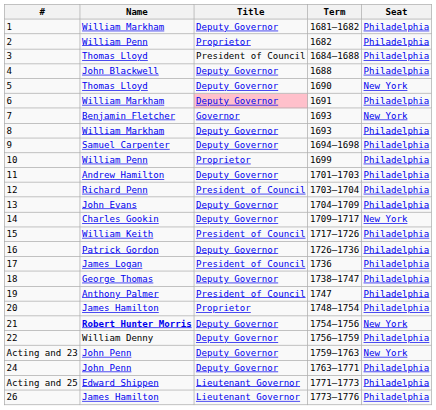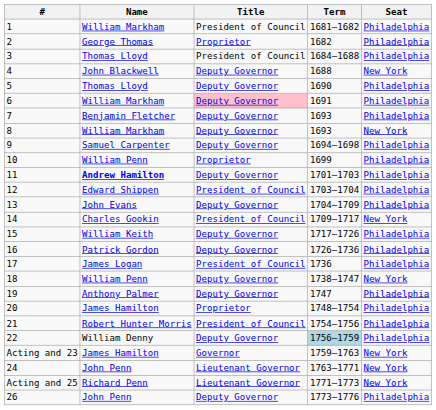(237, 27) Deputy Governor -> (251, 27) President of Council
(115, 41) William Penn -> (118, 41) George Thomas
(396, 71) Philadelphia -> (385, 71) New York
(385, 86) New York -> (396, 86) Philadelphia
(218, 116) Governor -> (237, 116) Deputy Governor
(385, 116) New York -> (396, 116) Philadelphia
(396, 130) Philadelphia -> (385, 130) New York
(123, 175) normal -> (123, 175) bold
(115, 190) Richard Penn -> (120, 190) Edward Shippen
(237, 219) Deputy Governor -> (251, 219) President of Council
(251, 234) President of Council -> (237, 234) Deputy Governor
(118, 279) George Thomas -> (115, 279) William Penn
(396, 279) Philadelphia -> (385, 279) New York
(251, 294) President of Council -> (237, 294) Deputy Governor
(137, 323) bold -> (137, 323) normal
(237, 323) Deputy Governor -> (251, 323) President of Council
(385, 323) New York -> (396, 323) Philadelphia
(335, 338) no background -> (335, 338) lightblue background
(107, 353) John Penn -> (120, 353) James Hamilton
(237, 353) Deputy Governor -> (218, 353) Governor
(237, 368) Deputy Governor -> (248, 368) Lieutenant Governor
(396, 368) Philadelphia -> (385, 368) New York
(120, 383) Edward Shippen -> (115, 383) Richard Penn
(396, 383) Philadelphia -> (385, 383) New York
(120, 397) James Hamilton -> (107, 397) John Penn
(248, 397) Lieutenant Governor -> (237, 397) Deputy Governor
